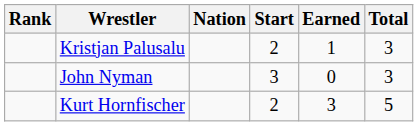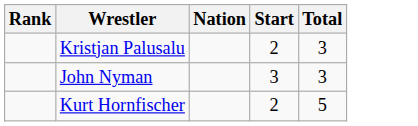- column: (331, 18)
